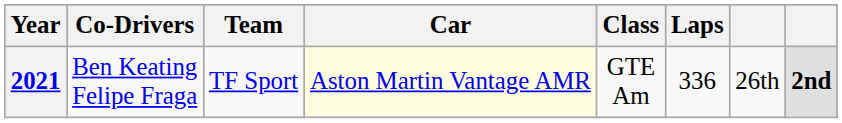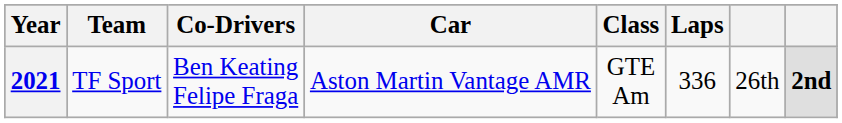columns swapped: (254, 25) <-> (135, 25)
(450, 81) lightyellow background -> (450, 81) no background
